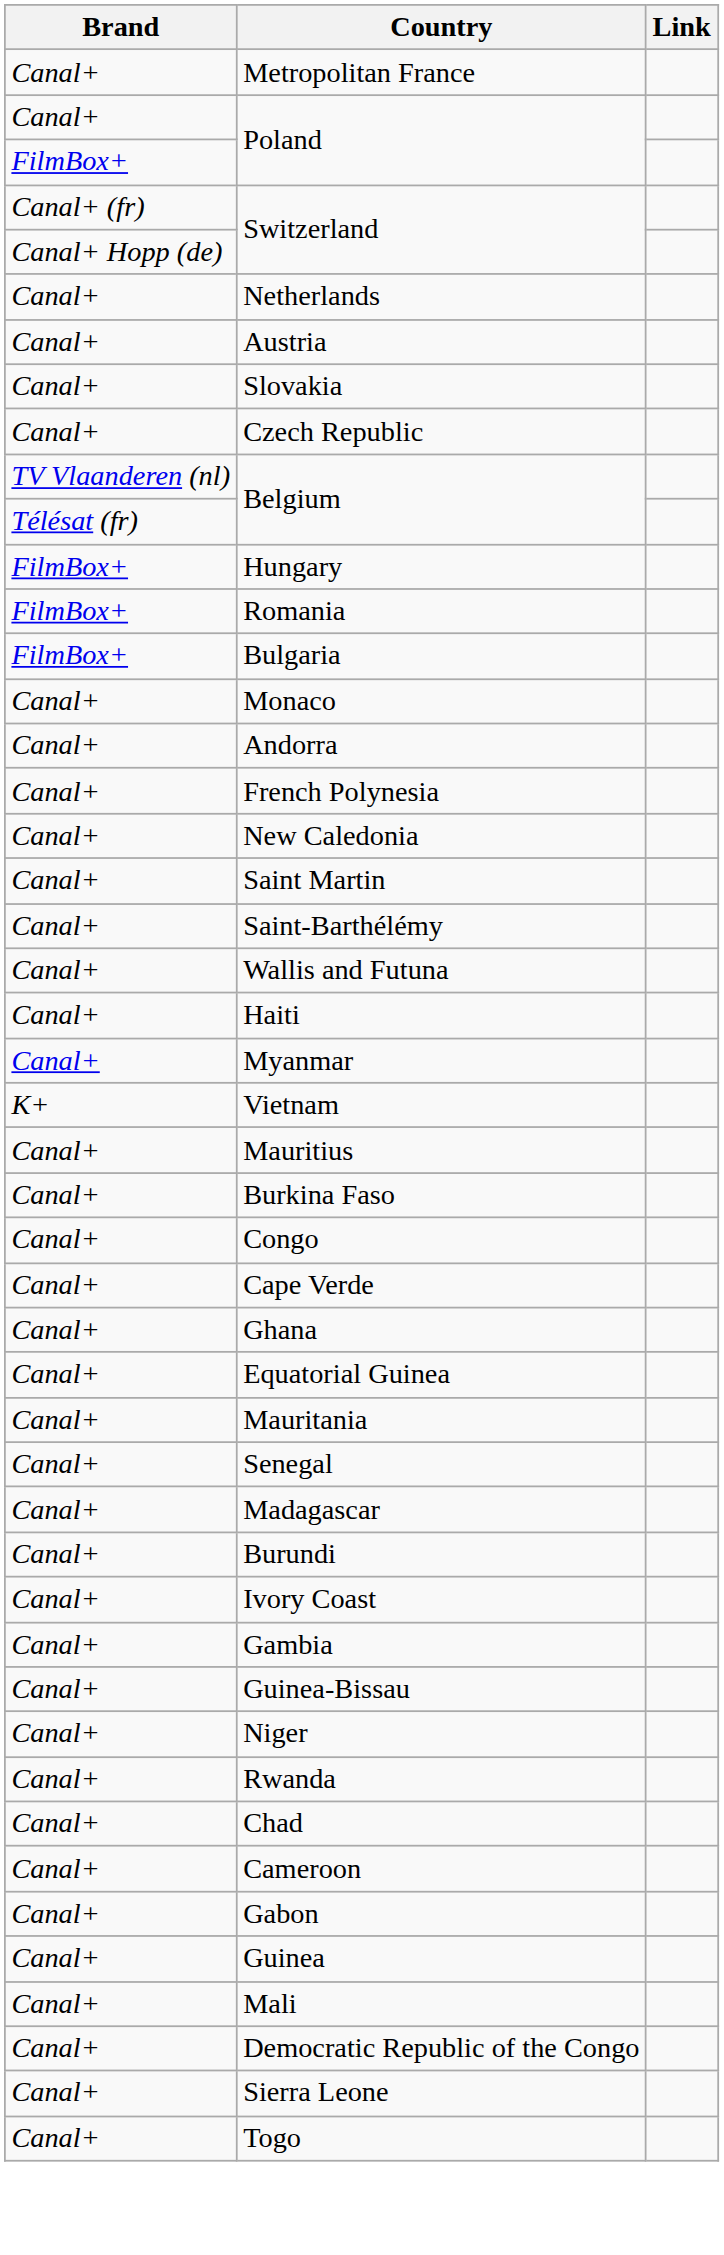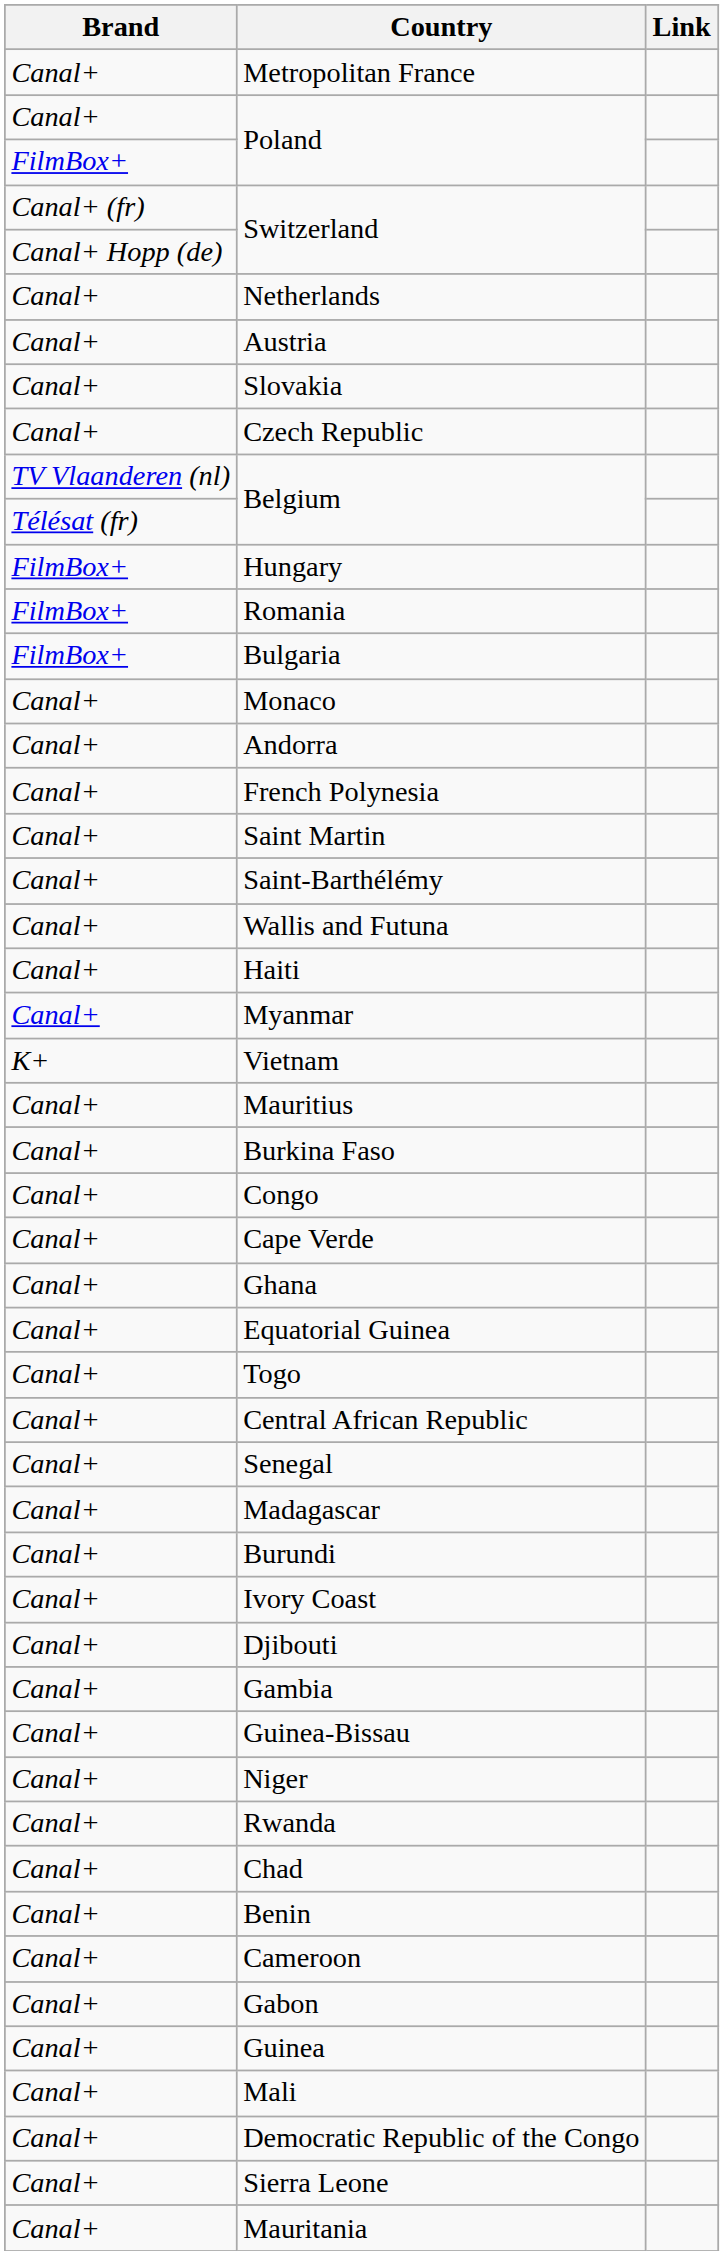- row: (56, 835)
rows swapped: (56, 1419) <-> (56, 2137)
+ row: (56, 1419)
+ row: (56, 1643)
+ row: (56, 1913)
